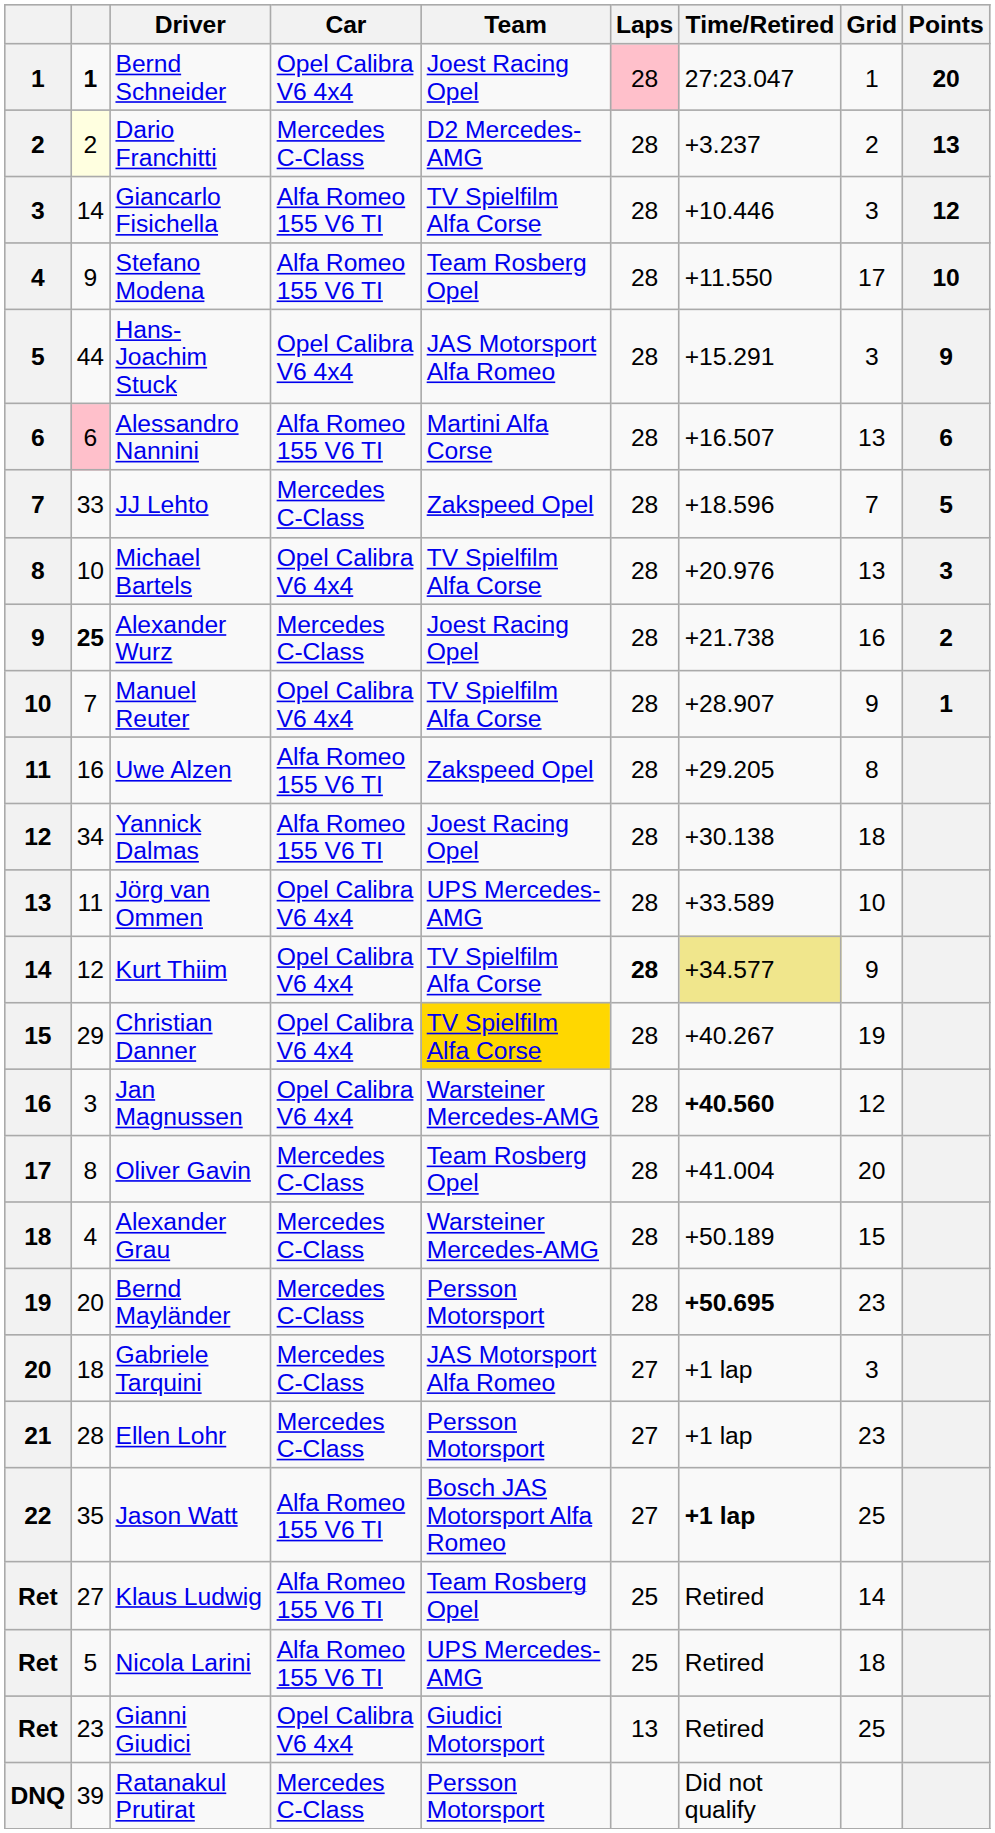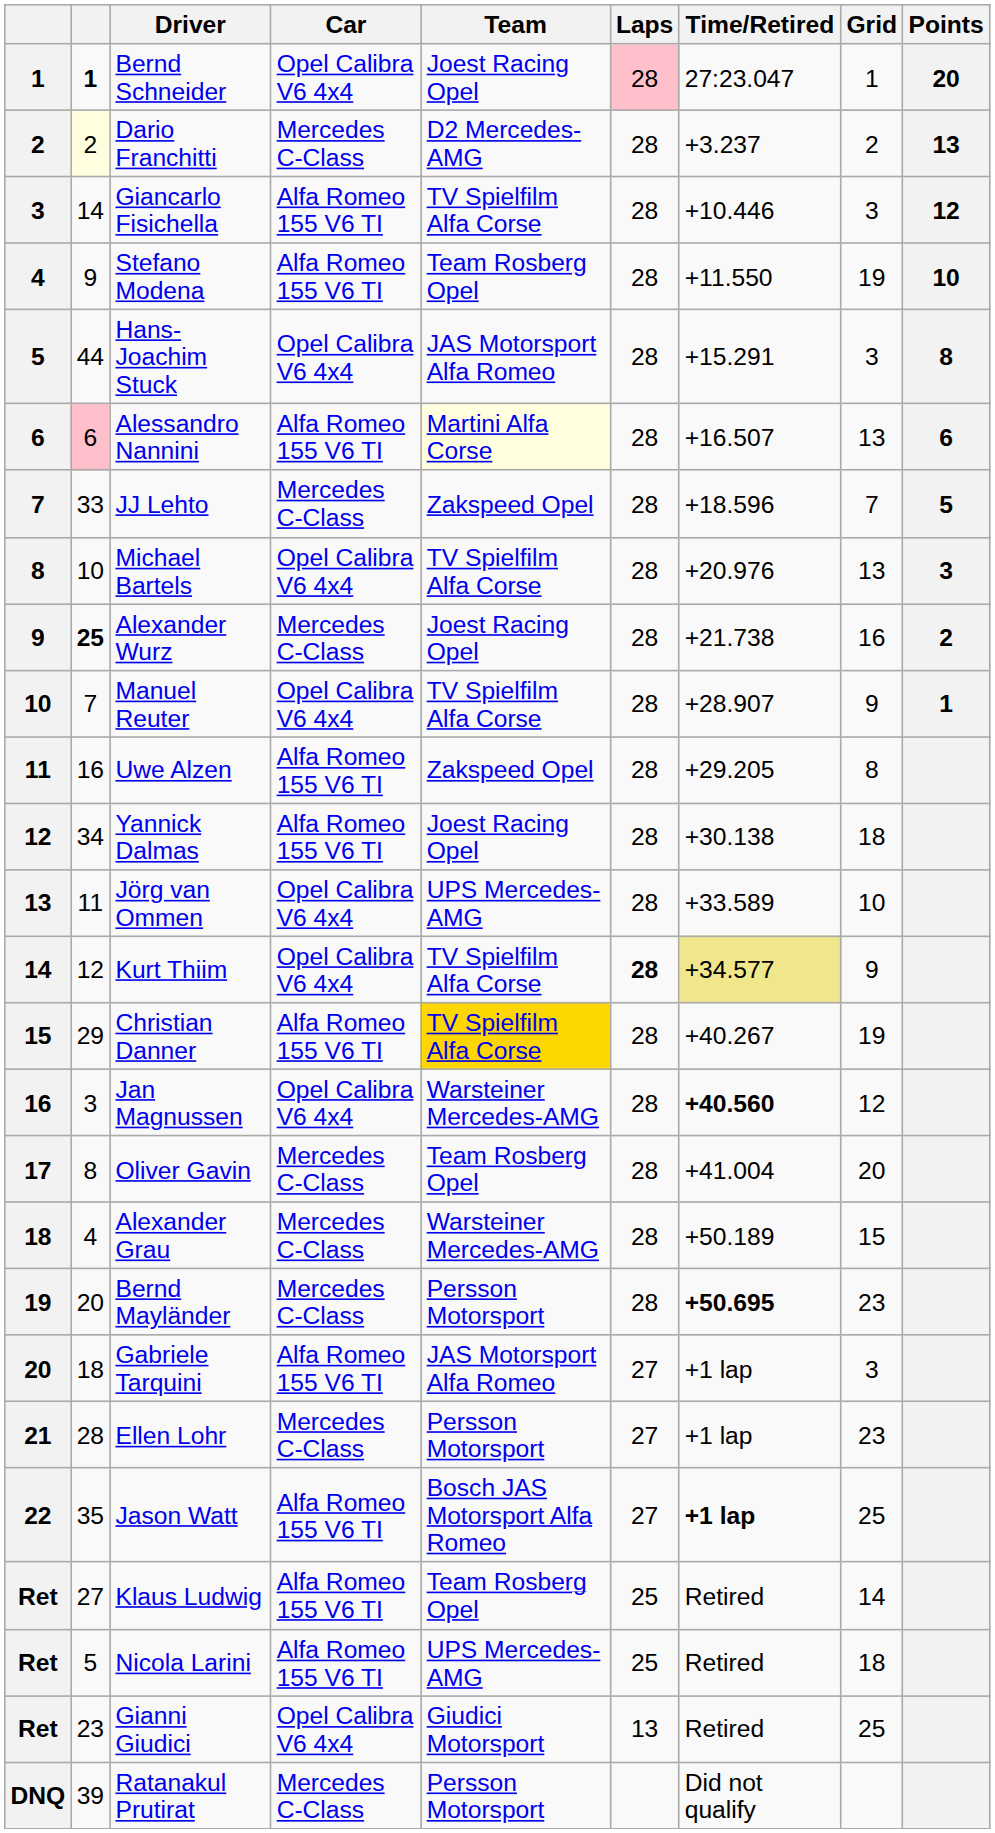(872, 277) 17 -> (872, 277) 19
(946, 357) 9 -> (946, 357) 8
(488, 437) no background -> (488, 437) lightyellow background
(345, 1036) Opel Calibra V6 4x4 -> (341, 1036) Alfa Romeo 155 V6 TI
(331, 1369) Mercedes C-Class -> (341, 1369) Alfa Romeo 155 V6 TI
